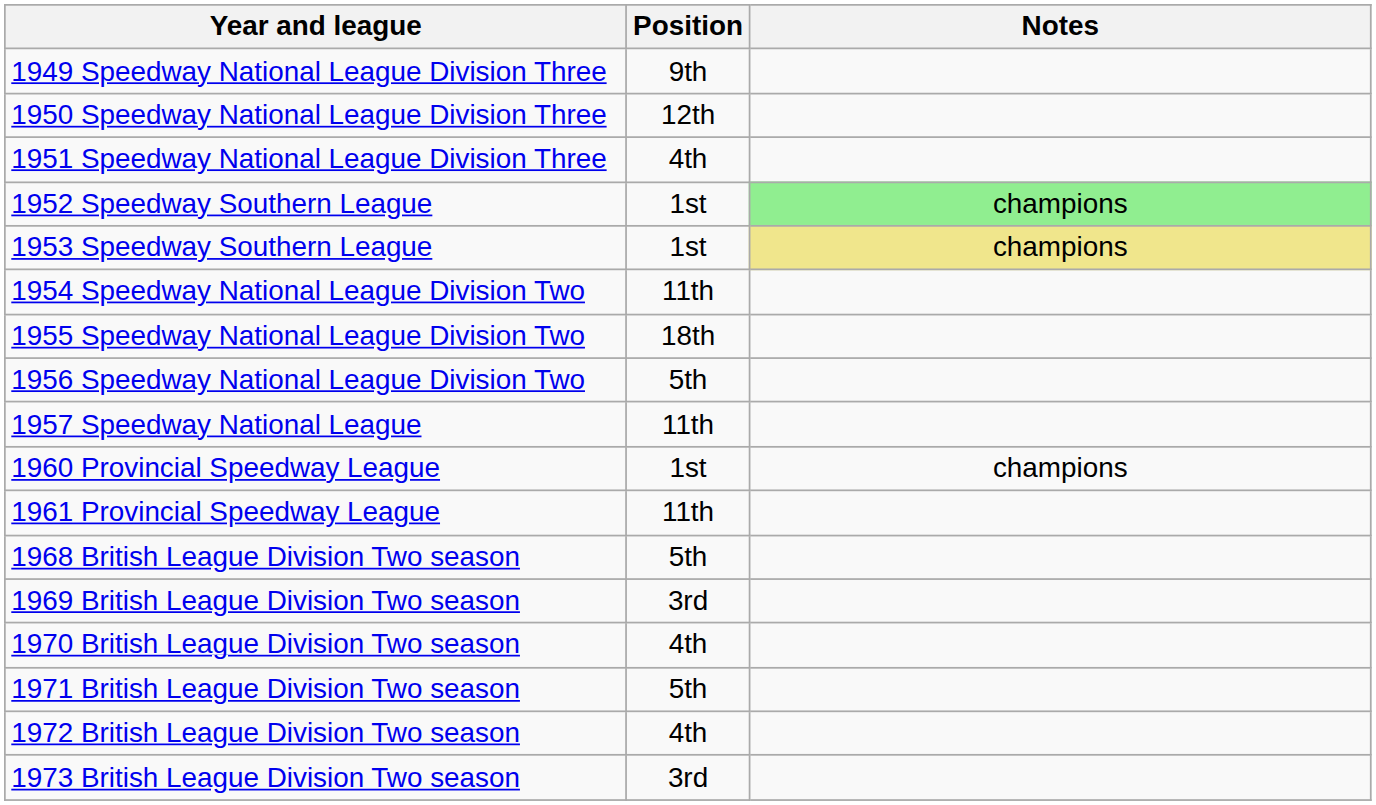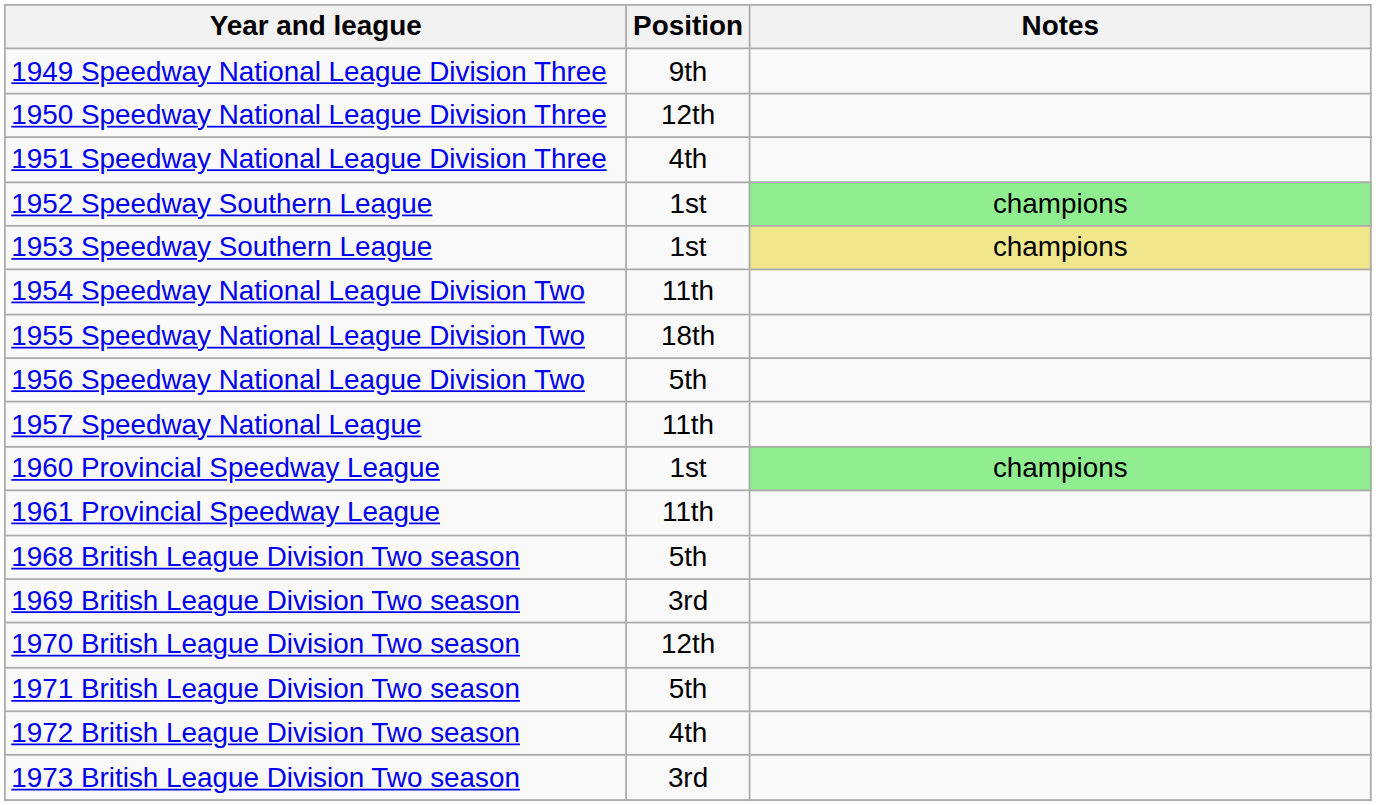(1060, 468) no background -> (1060, 468) lightgreen background
(688, 644) 4th -> (688, 644) 12th
